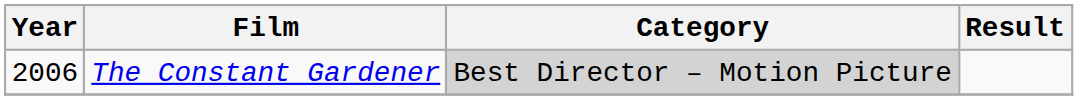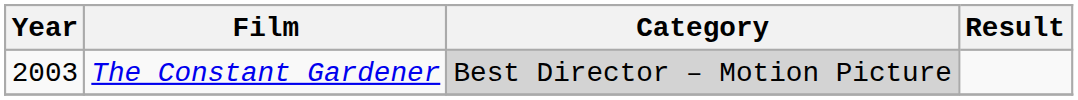(45, 73) 2006 -> (45, 73) 2003
